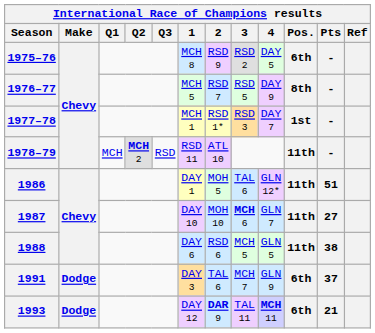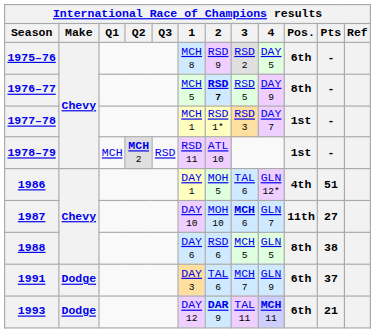(218, 89) normal -> (218, 89) bold
(301, 153) 11th -> (301, 153) 1st
(301, 185) 11th -> (301, 185) 4th
(301, 248) 11th -> (301, 248) 8th
